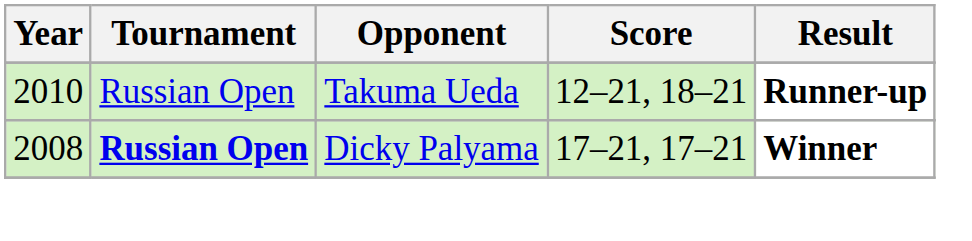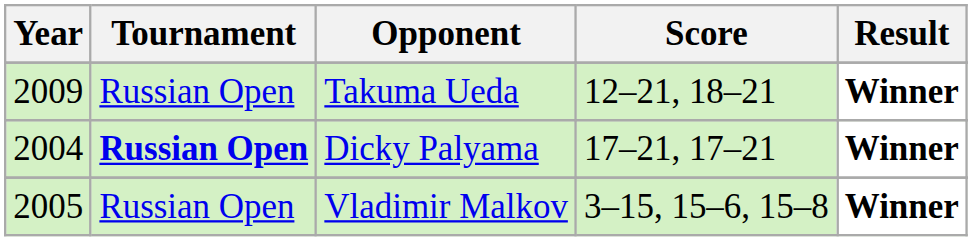(48, 91) 2010 -> (48, 91) 2009
(845, 91) Runner-up -> (902, 91) Winner
(48, 148) 2008 -> (48, 148) 2004
+ row: (446, 206)
